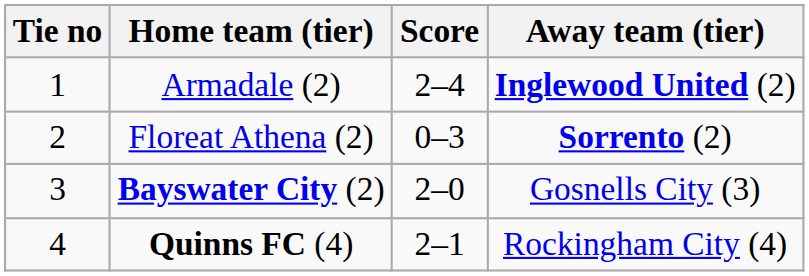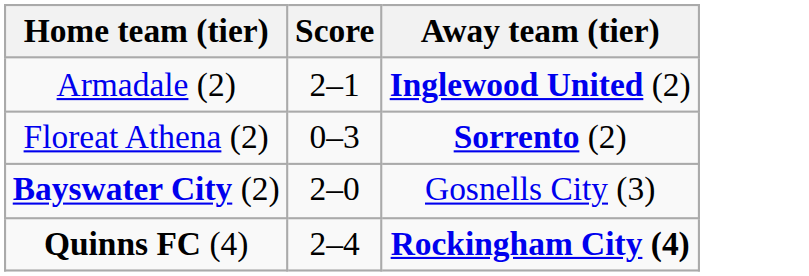- column: (58, 31)
(440, 84) 2–4 -> (335, 84) 2–1
(440, 243) 2–1 -> (335, 243) 2–4
(645, 243) normal -> (540, 243) bold
